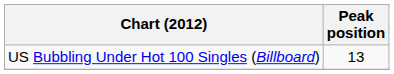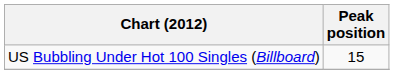(356, 57) 13 -> (356, 57) 15
